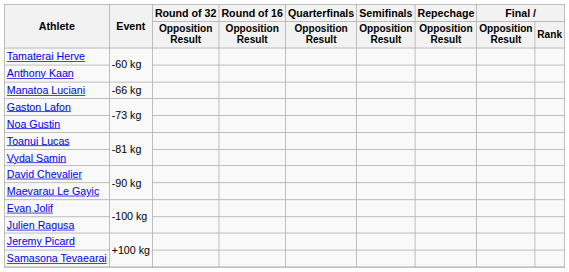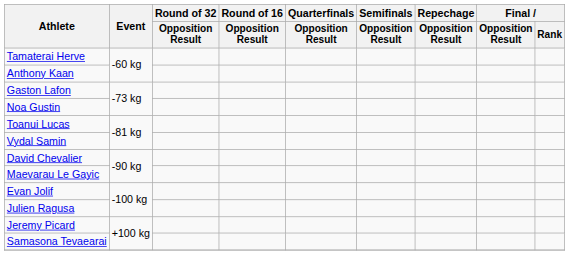- row: (46, 91)
